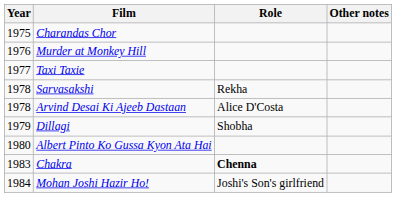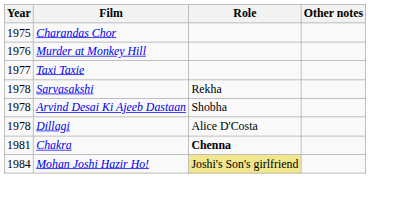(250, 107) Alice D'Costa -> (209, 107) Shobha
(19, 126) 1979 -> (19, 126) 1978
(235, 126) Shobha -> (225, 126) Alice D'Costa
- row: (124, 145)
(19, 164) 1983 -> (19, 145) 1981
(271, 182) no background -> (245, 164) khaki background
